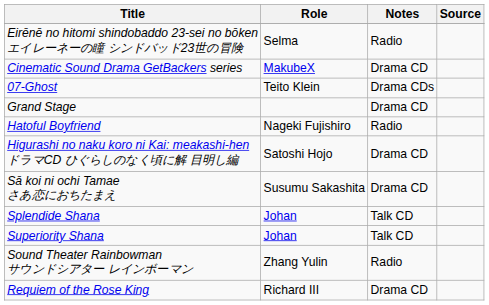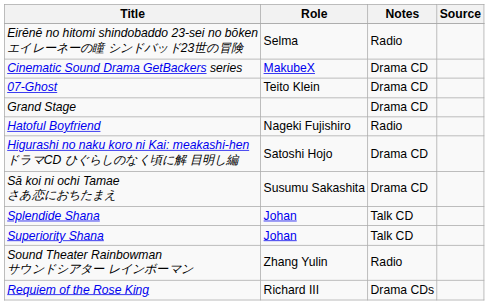(402, 87) Drama CDs -> (399, 87) Drama CD
(399, 290) Drama CD -> (402, 290) Drama CDs
